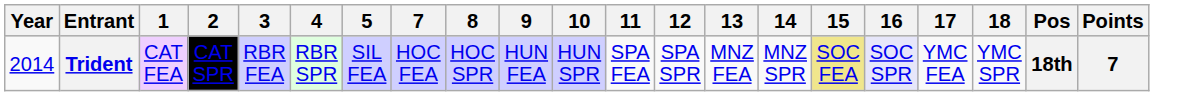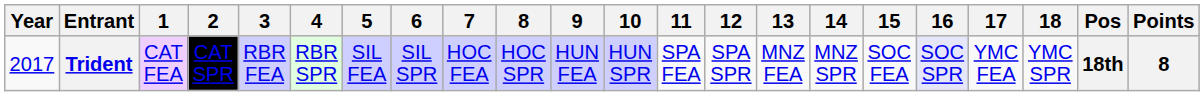+ column: (417, 20)
(32, 63) 2014 -> (32, 63) 2017
(838, 63) khaki background -> (889, 63) no background
(1113, 63) 7 -> (1164, 63) 8
